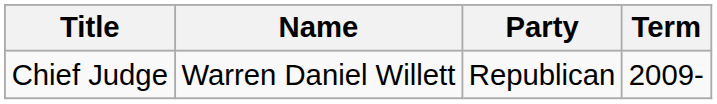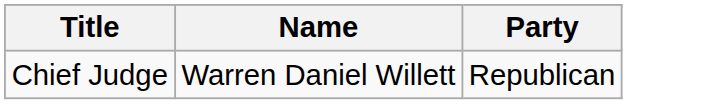- column: (666, 27)
